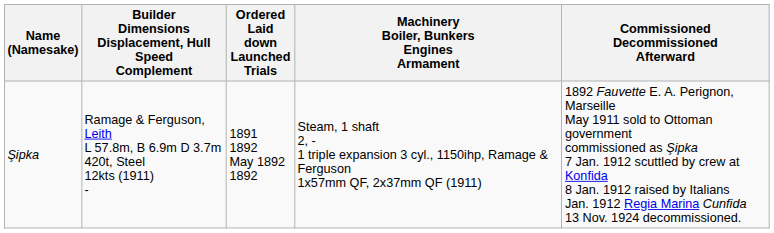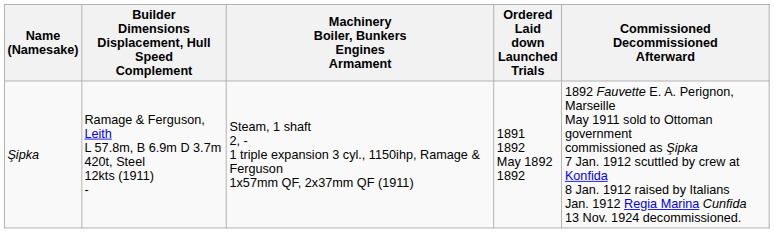columns swapped: (428, 43) <-> (260, 43)
